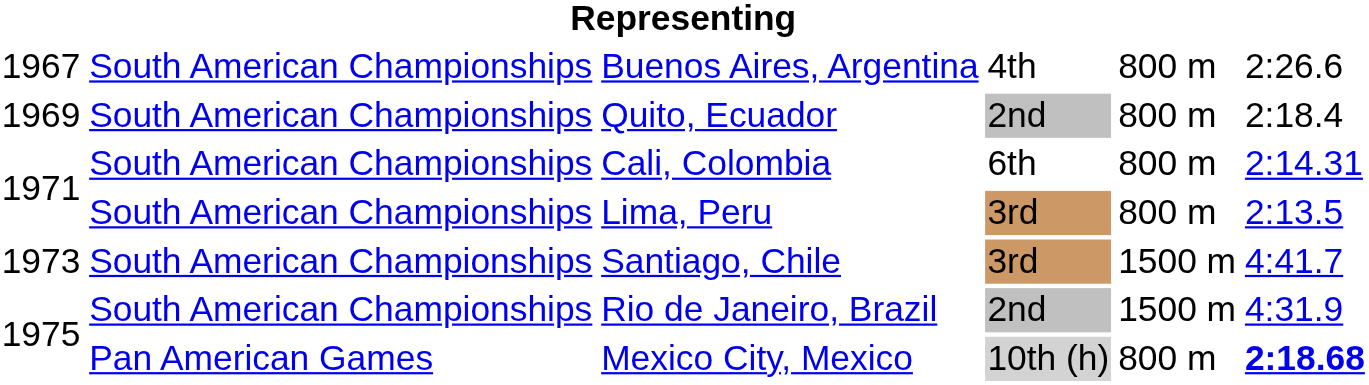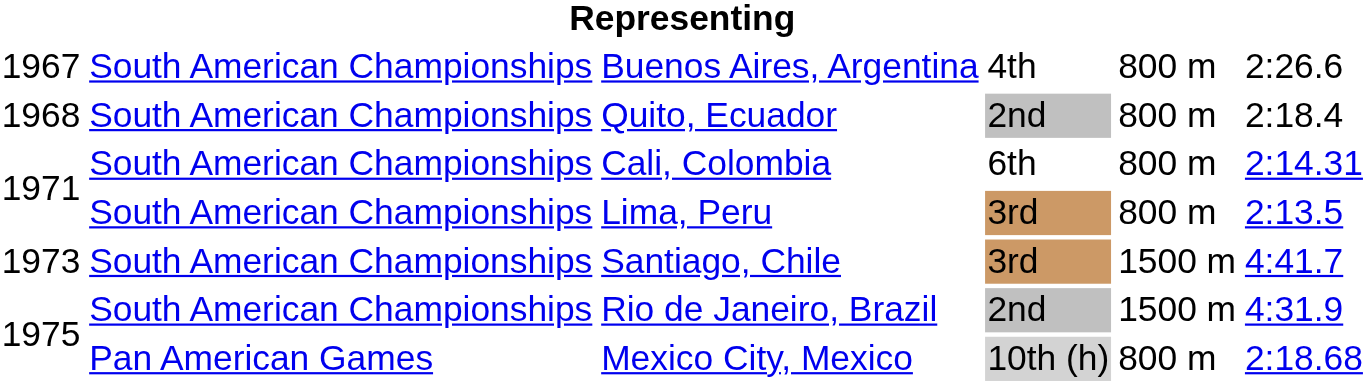(41, 115) 1969 -> (41, 115) 1968
(1305, 358) bold -> (1304, 358) normal
